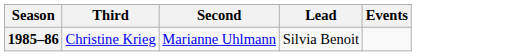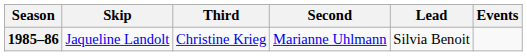+ column: (117, 16)
